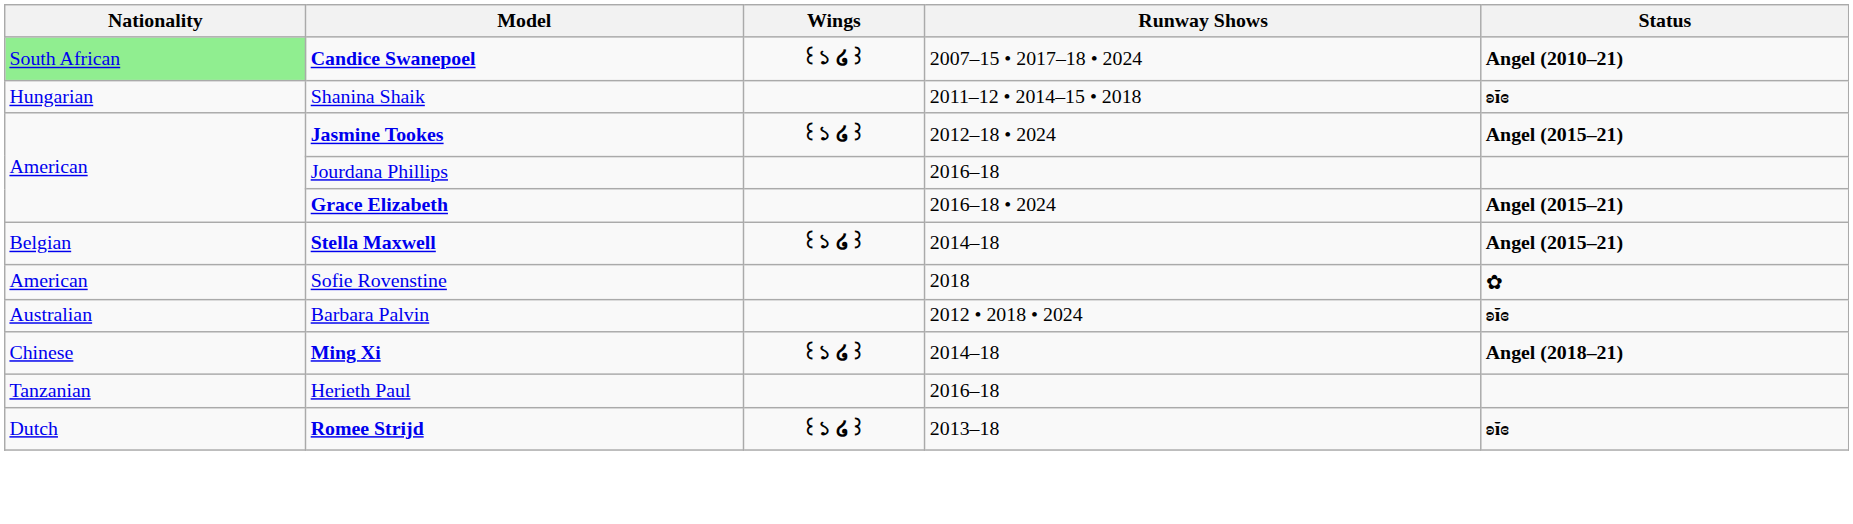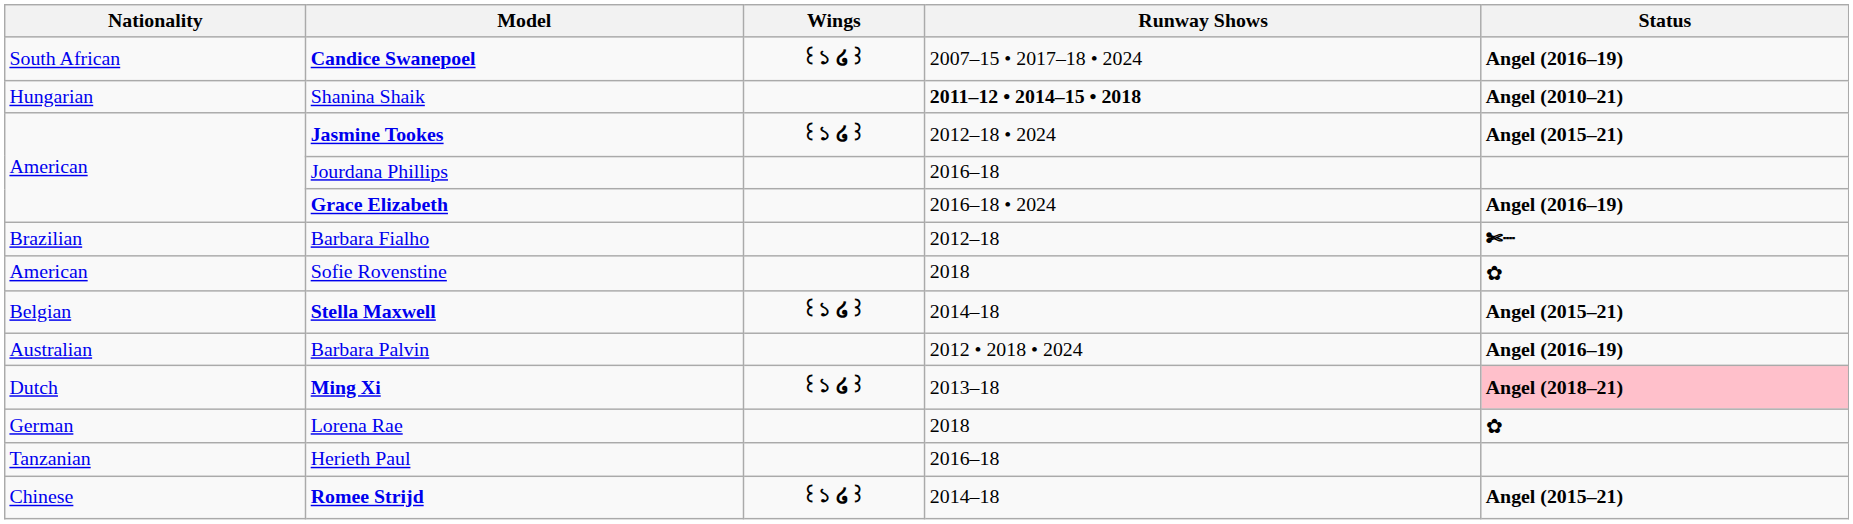(65, 58) lightgreen background -> (65, 58) no background
(1554, 58) Angel (2010–21) -> (1554, 58) Angel (2016–19)
(1036, 96) normal -> (1036, 96) bold
(1498, 96) ʚĭɞ -> (1554, 96) Angel (2010–21)
(1554, 204) Angel (2015–21) -> (1554, 204) Angel (2016–19)
+ row: (370, 238)
rows swapped: (379, 281) <-> (373, 242)
(1498, 314) ʚĭɞ -> (1554, 348) Angel (2016–19)
(41, 352) Chinese -> (34, 386) Dutch
(965, 352) 2014–18 -> (965, 386) 2013–18
(1554, 352) no background -> (1554, 386) pink background
+ row: (357, 425)
(34, 428) Dutch -> (41, 496) Chinese
(965, 428) 2013–18 -> (965, 496) 2014–18
(1498, 428) ʚĭɞ -> (1554, 496) Angel (2015–21)
